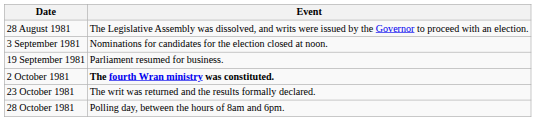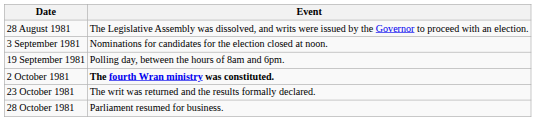(157, 60) Parliament resumed for business. -> (187, 60) Polling day, between the hours of 8am and 6pm.
(187, 108) Polling day, between the hours of 8am and 6pm. -> (157, 108) Parliament resumed for business.
